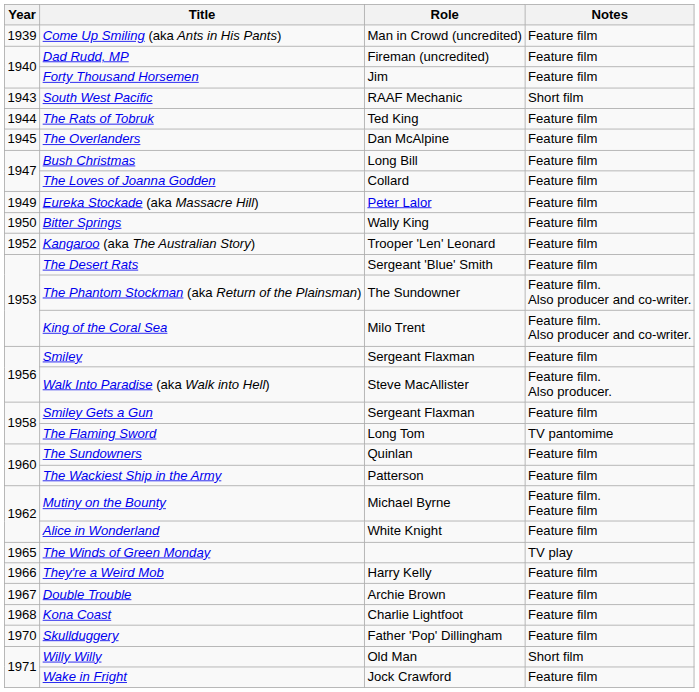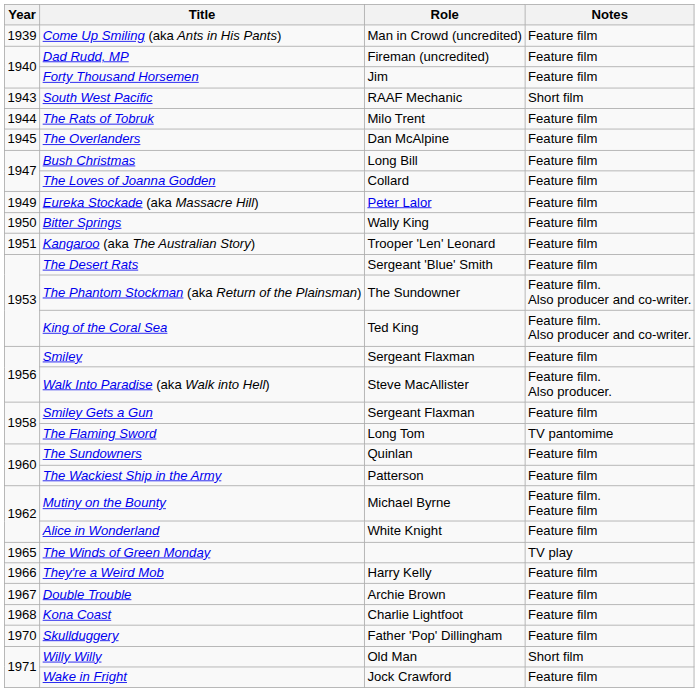(393, 118) Ted King -> (396, 118) Milo Trent
(22, 243) 1952 -> (22, 243) 1951
(396, 328) Milo Trent -> (393, 328) Ted King
